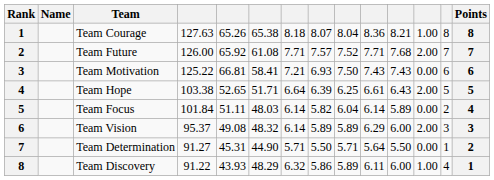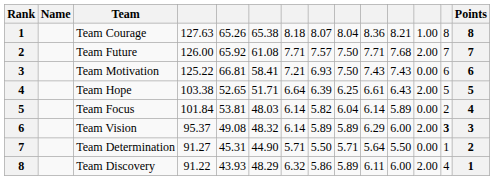(348, 52) 7.52 -> (348, 52) 7.50
(233, 109) 51.11 -> (233, 109) 53.81
(446, 128) normal -> (446, 128) bold
(427, 166) 1.00 -> (427, 166) 2.00
